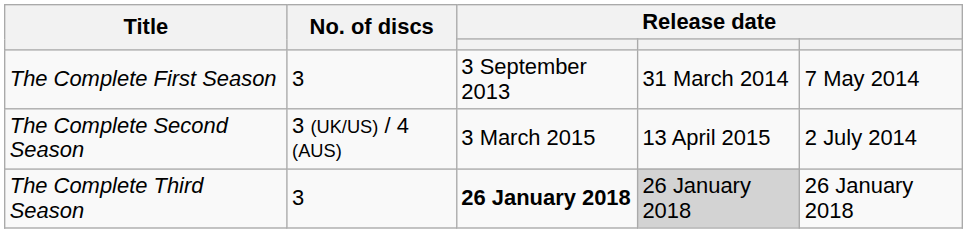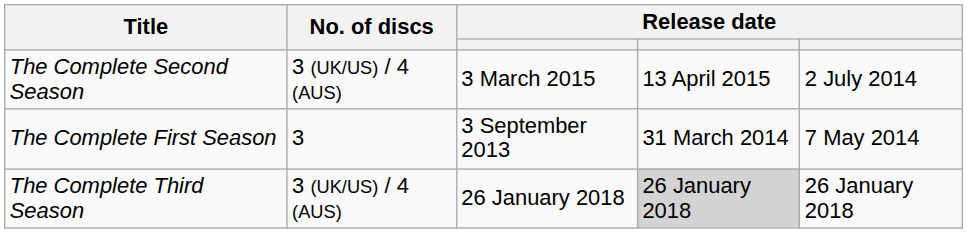rows swapped: (143, 79) <-> (119, 138)
(298, 197) 3 -> (350, 197) 3 (UK/US) / 4 (AUS)
(546, 197) bold -> (543, 197) normal
